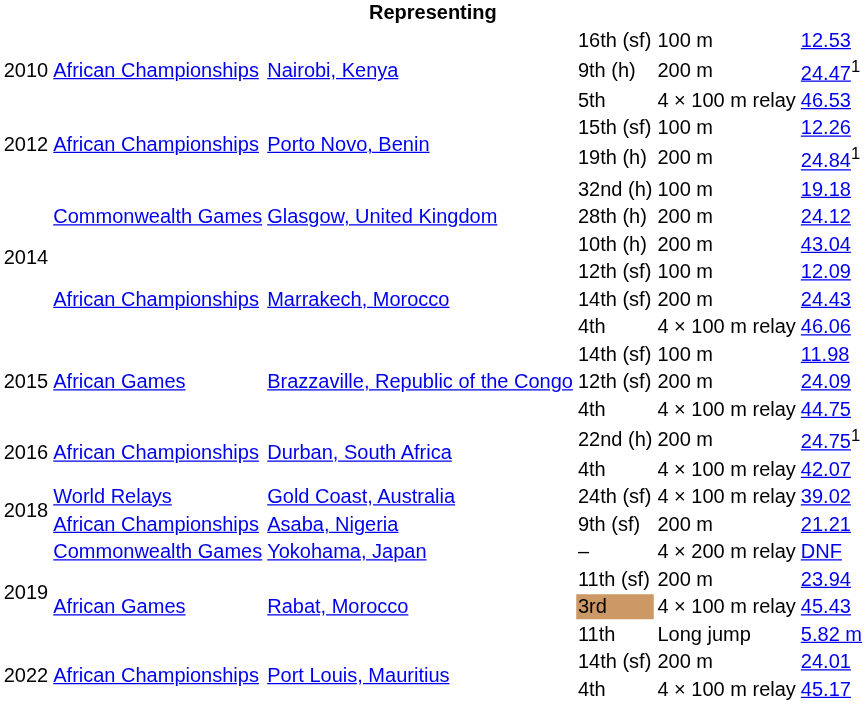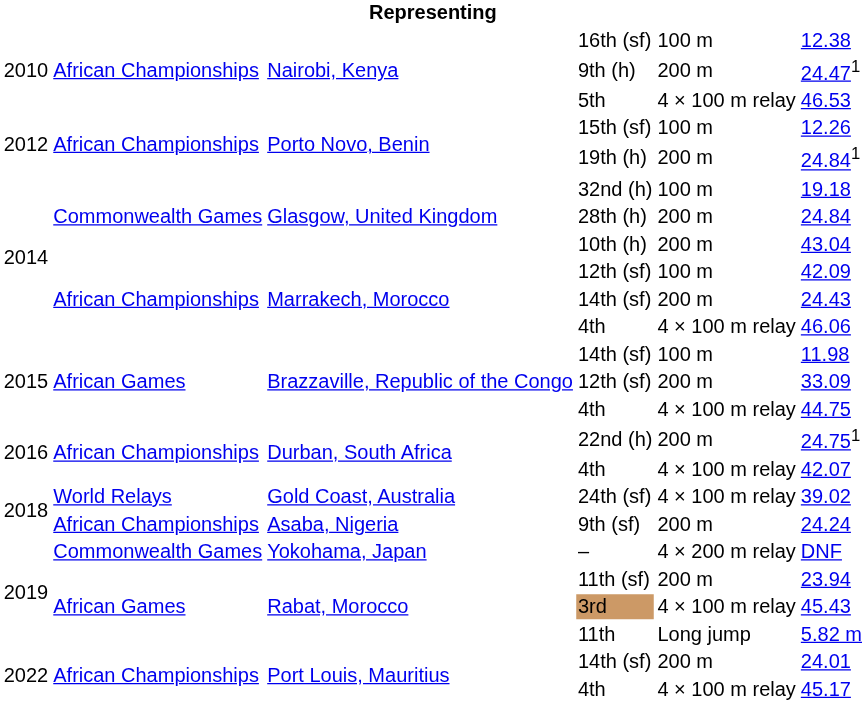(826, 40) 12.53 -> (826, 40) 12.38
(826, 216) 24.12 -> (826, 216) 24.84
(826, 271) 12.09 -> (826, 271) 42.09
(826, 381) 24.09 -> (826, 381) 33.09
(826, 524) 21.21 -> (826, 524) 24.24
